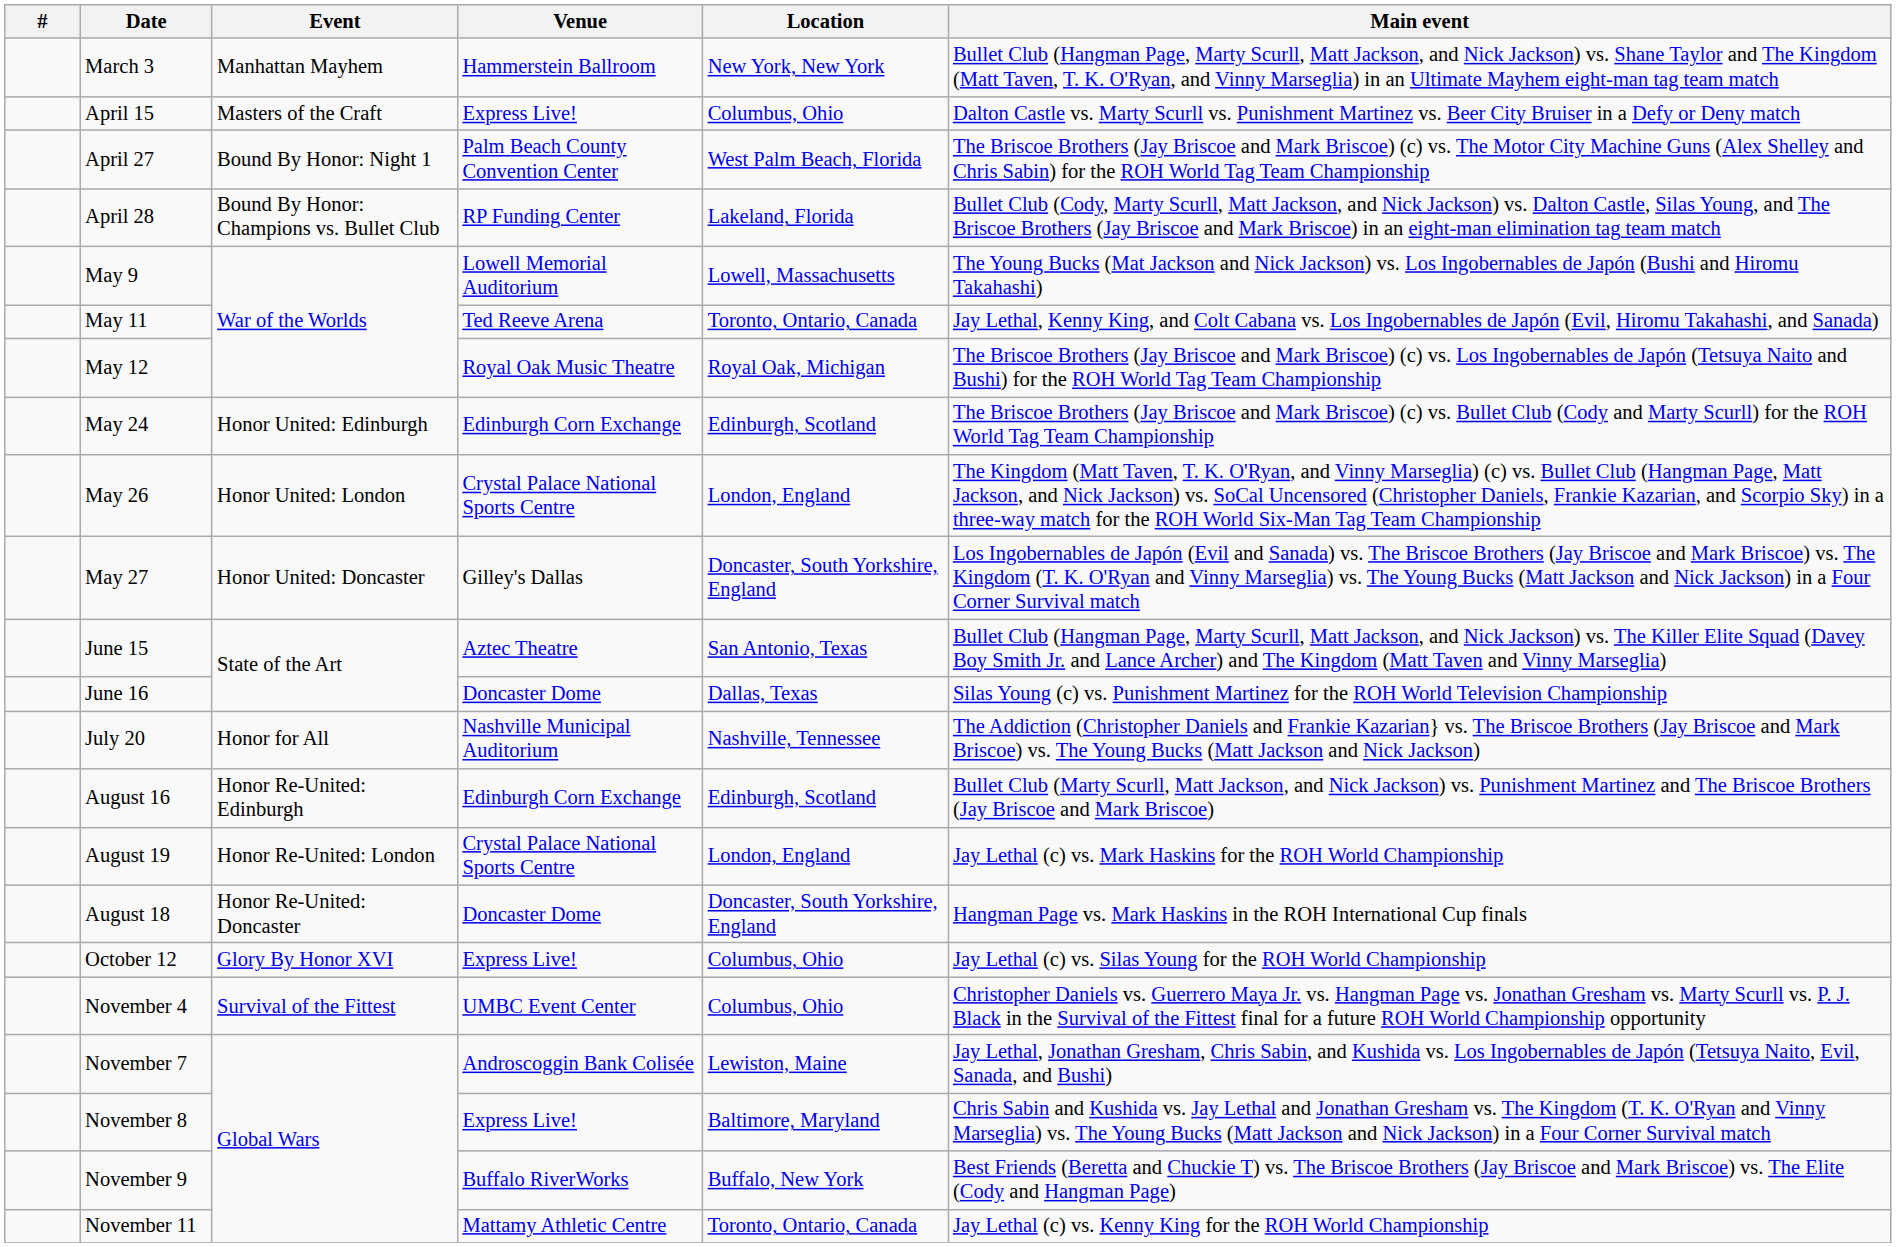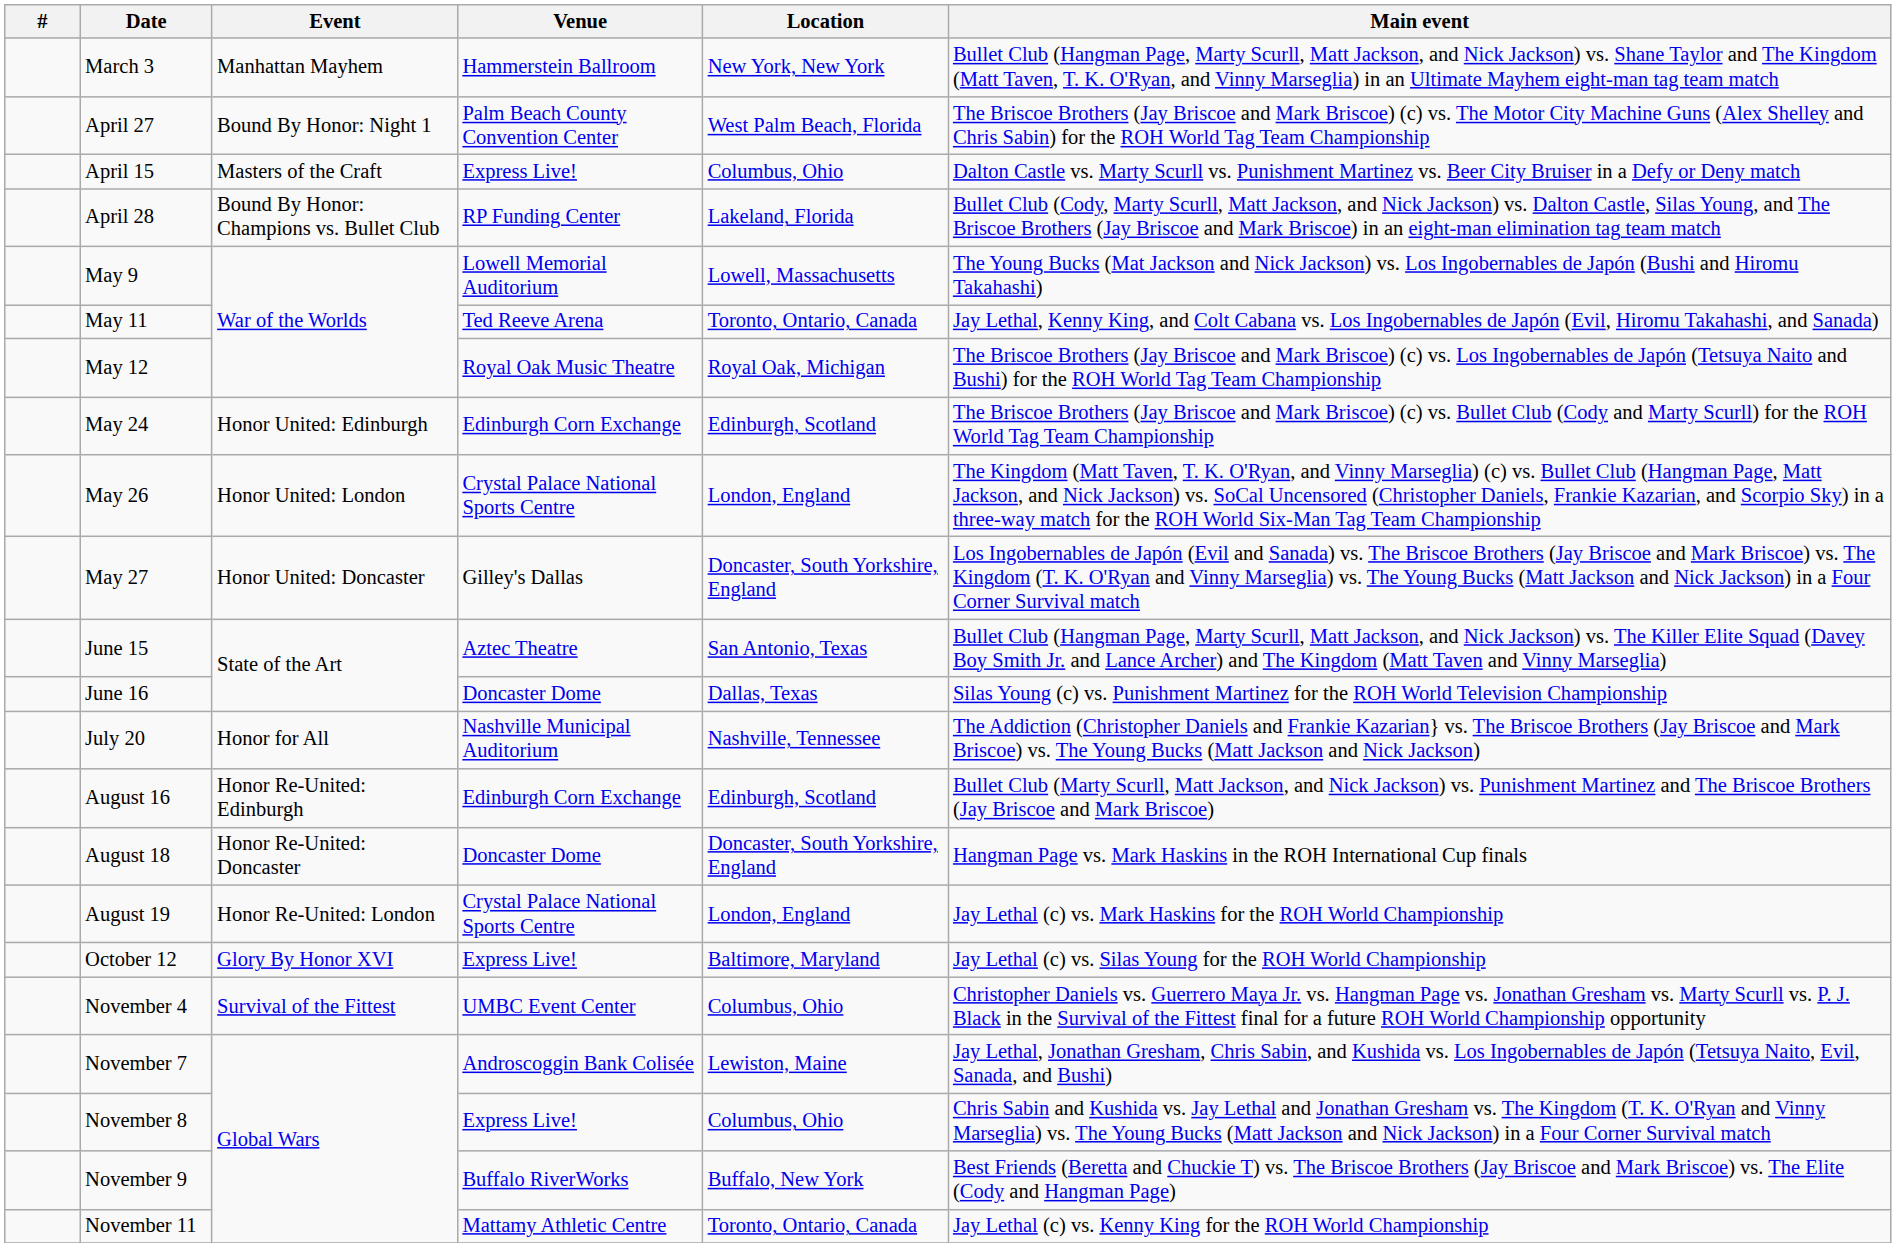rows swapped: (120, 112) <-> (120, 158)
rows swapped: (128, 913) <-> (128, 855)
(776, 959) Columbus, Ohio -> (794, 959) Baltimore, Maryland
(794, 1121) Baltimore, Maryland -> (776, 1121) Columbus, Ohio
